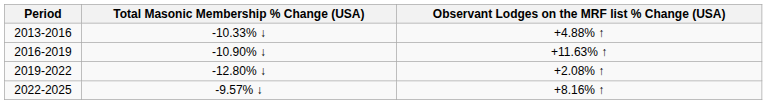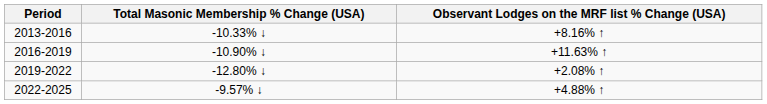(579, 33) +4.88% ↑ -> (579, 33) +8.16% ↑
(579, 90) +8.16% ↑ -> (579, 90) +4.88% ↑
